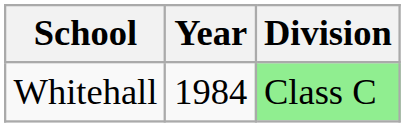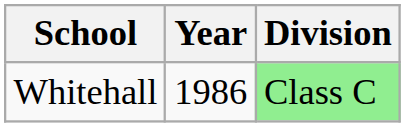(211, 91) 1984 -> (211, 91) 1986
